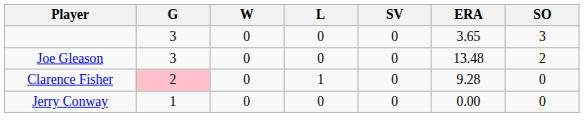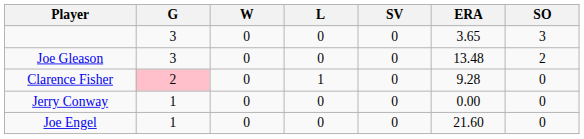+ row: (70, 123)
